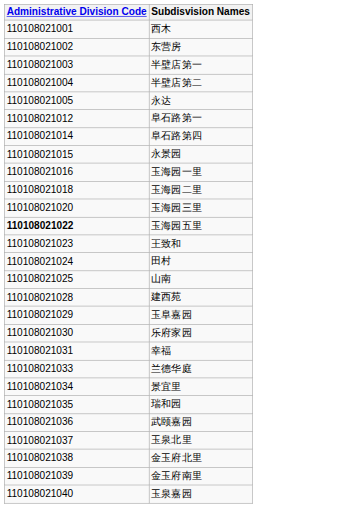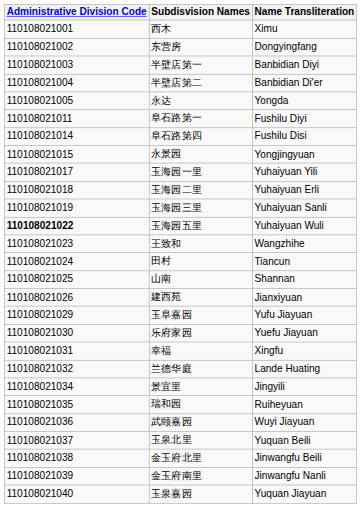+ column: (304, 12)
(40, 118) 110108021012 -> (40, 118) 110108021011
(40, 172) 110108021016 -> (40, 172) 110108021017
(40, 208) 110108021020 -> (40, 208) 110108021019
(40, 297) 110108021028 -> (40, 297) 110108021026
(40, 369) 110108021033 -> (40, 369) 110108021032
